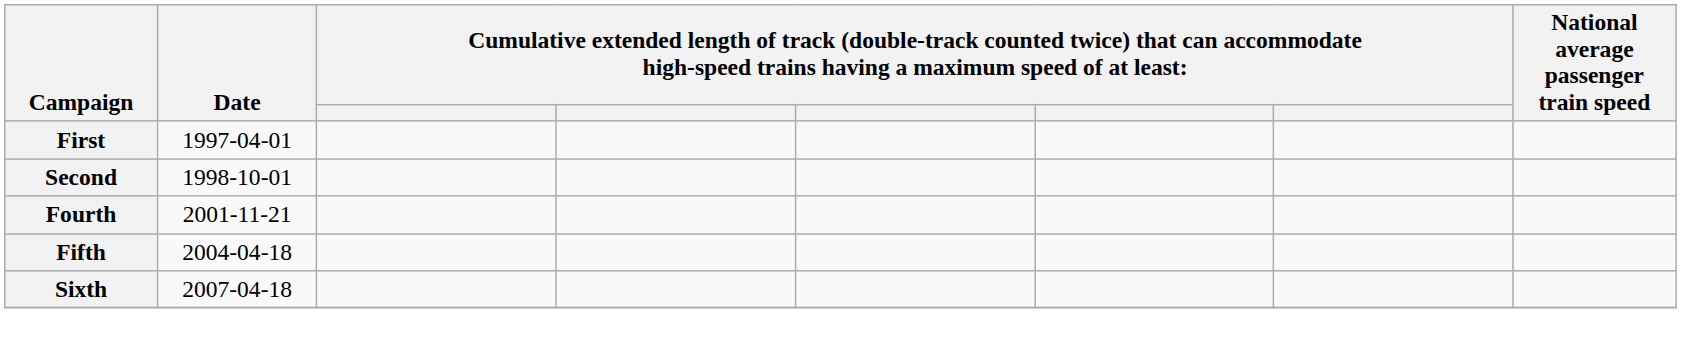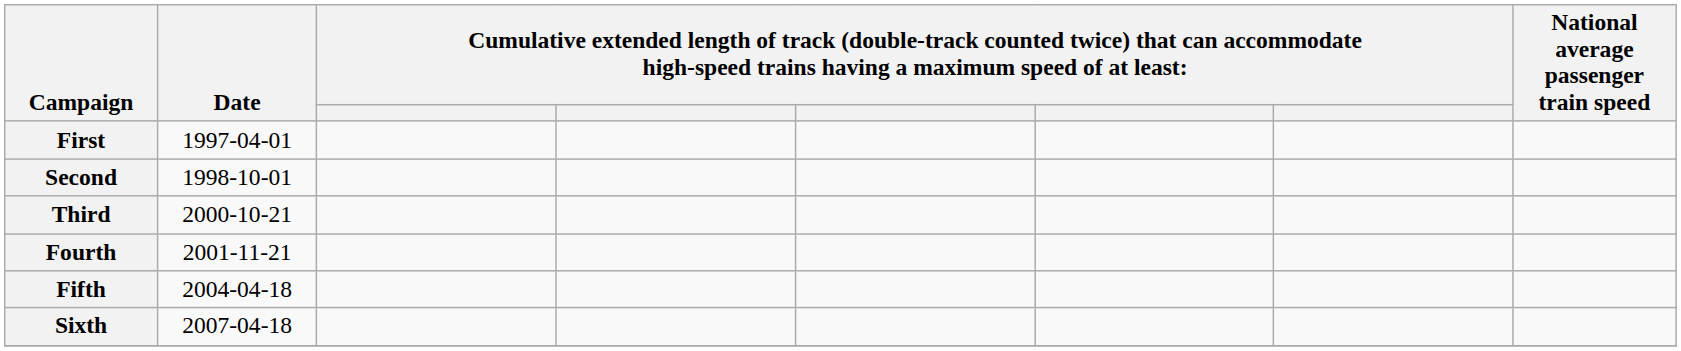+ row: (81, 214)
